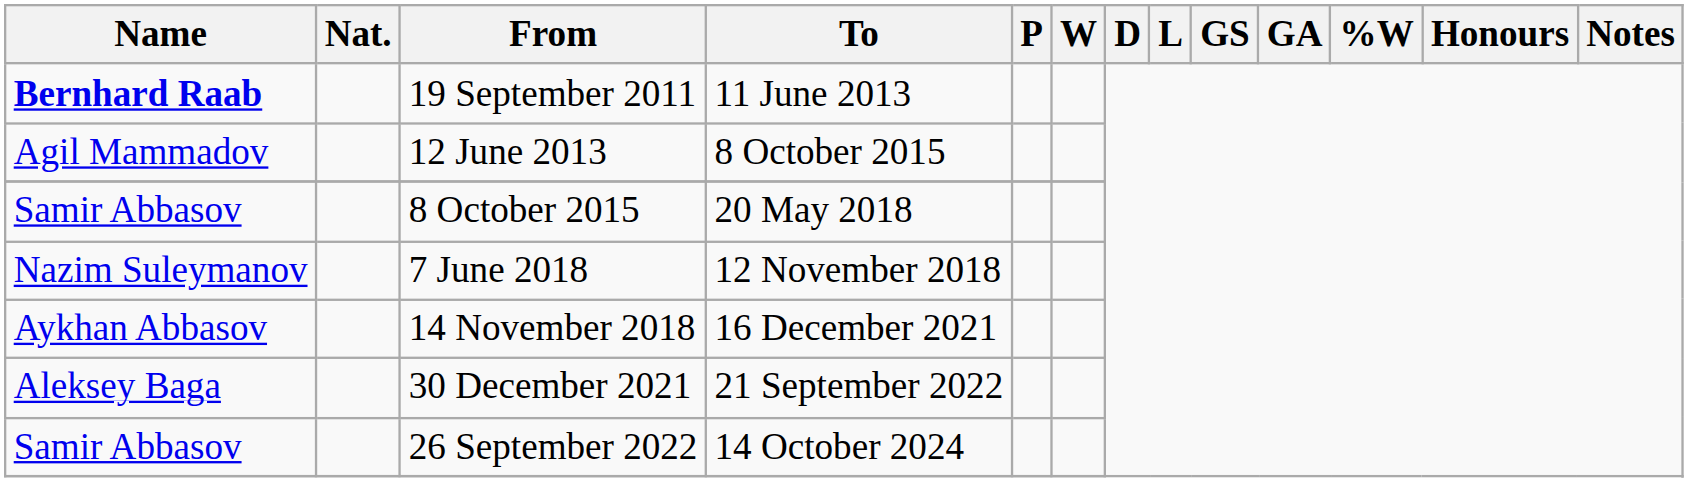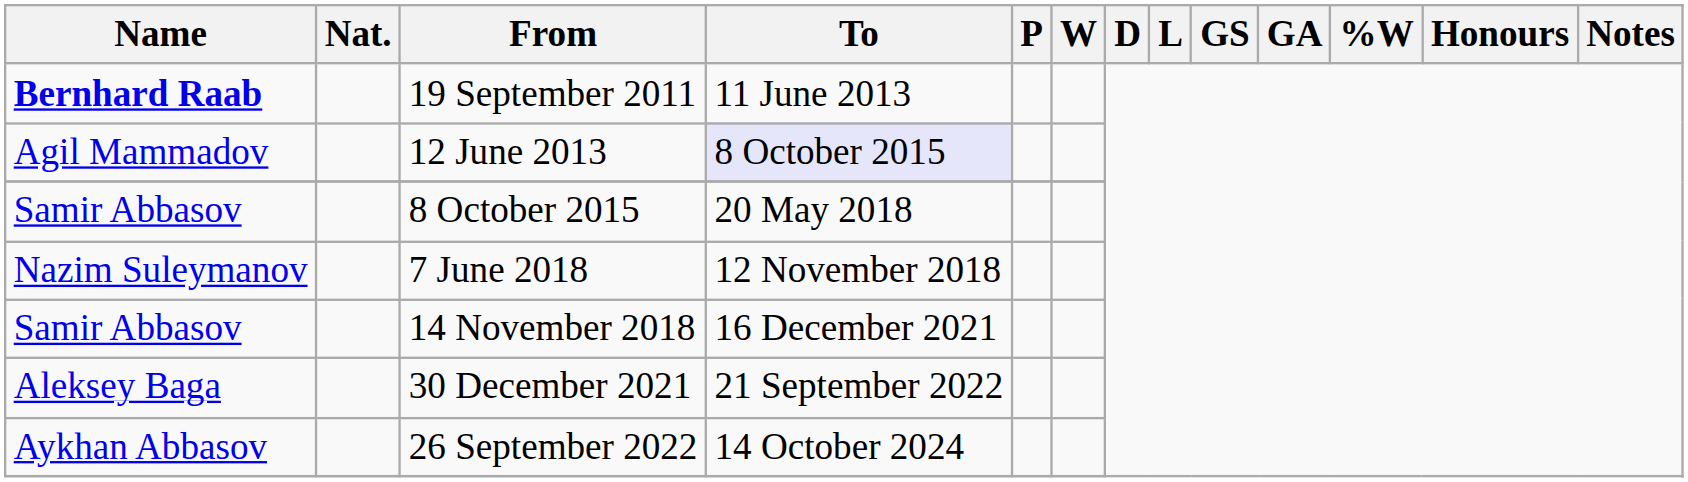(830, 151) no background -> (830, 151) lavender background
(140, 328) Aykhan Abbasov -> (128, 328) Samir Abbasov
(128, 446) Samir Abbasov -> (140, 446) Aykhan Abbasov
